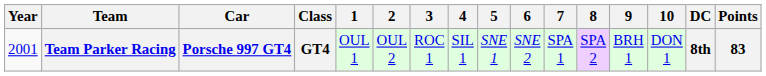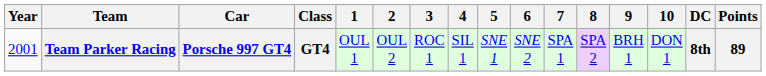(738, 49) 83 -> (738, 49) 89
